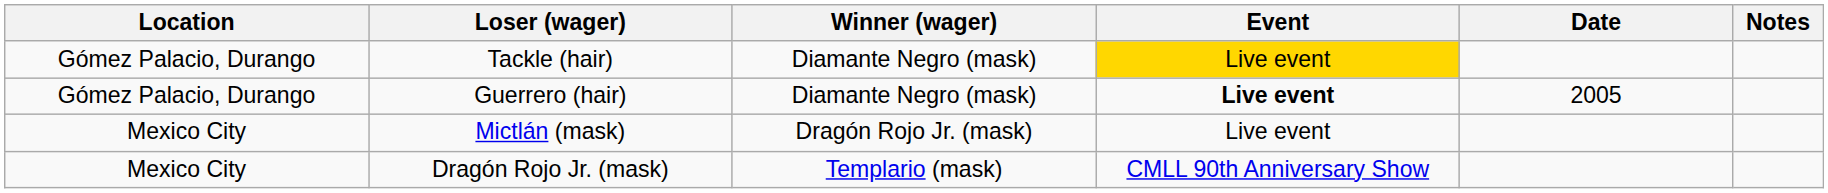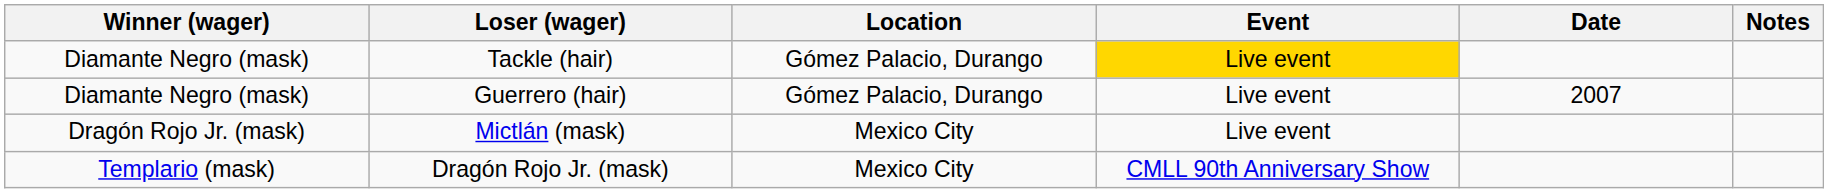columns swapped: (914, 22) <-> (187, 22)
(1278, 95) bold -> (1278, 95) normal
(1596, 95) 2005 -> (1596, 95) 2007
